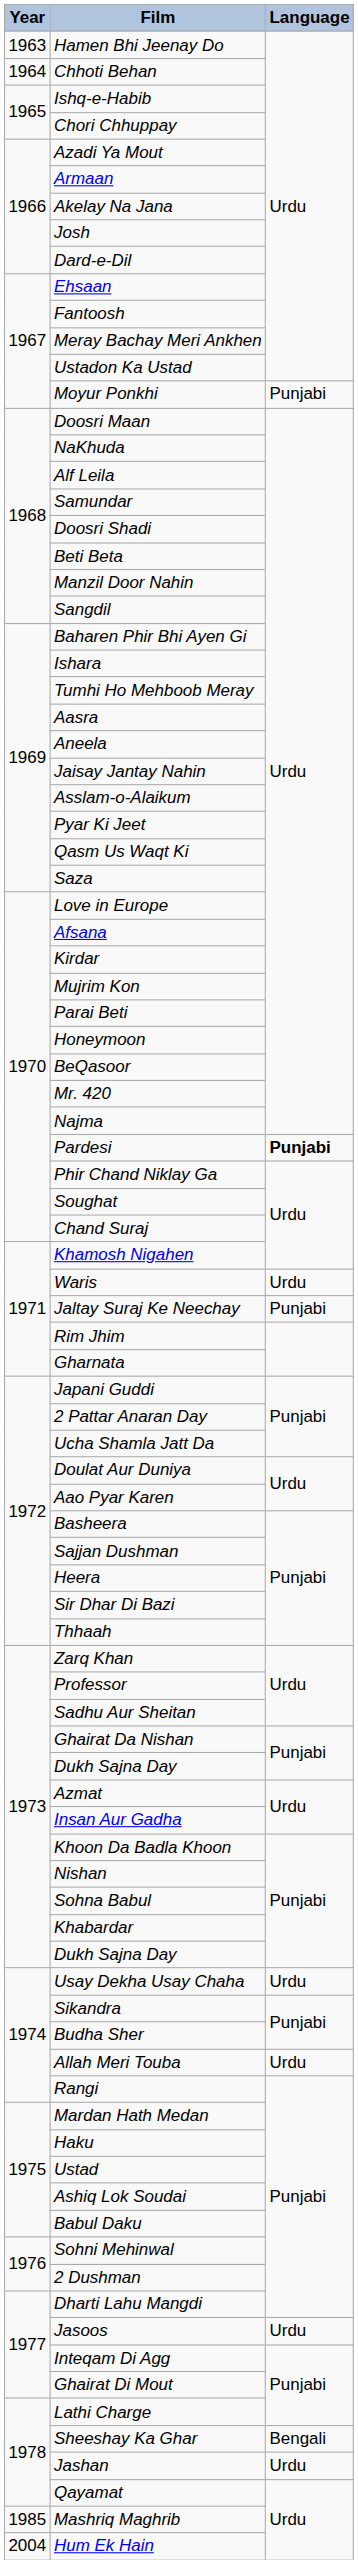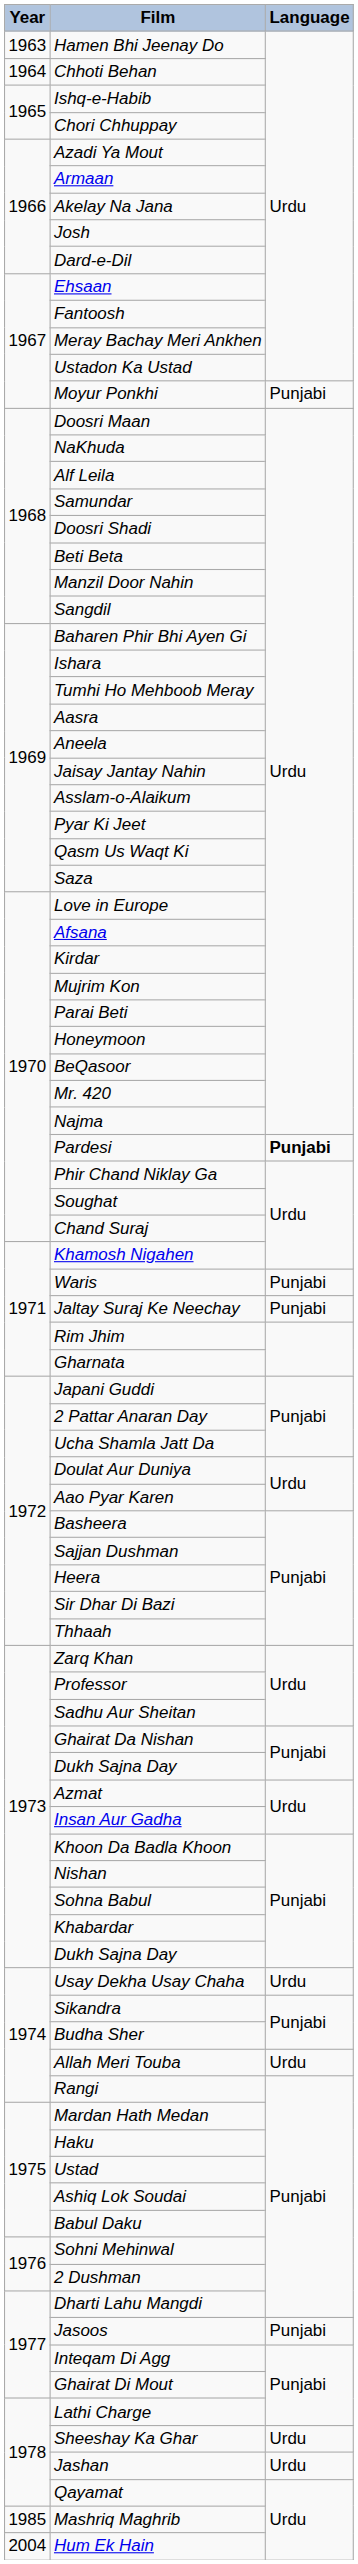(288, 1282) Urdu -> (298, 1282) Punjabi
(288, 2331) Urdu -> (298, 2331) Punjabi
(298, 2438) Bengali -> (288, 2438) Urdu
